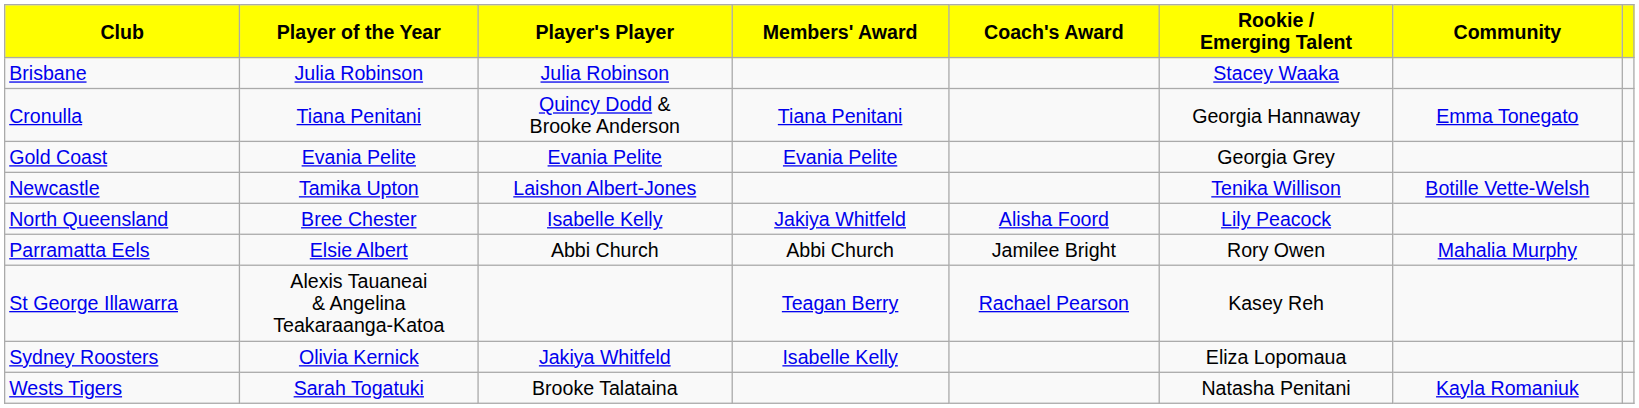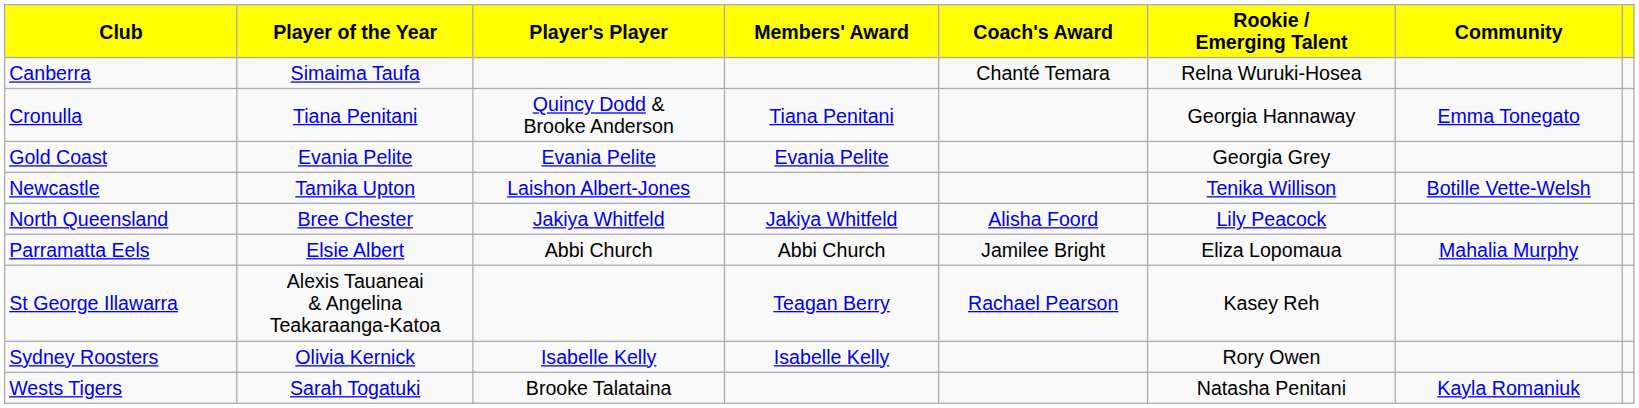- row: (48, 73)
+ row: (50, 73)
(605, 219) Isabelle Kelly -> (599, 219) Jakiya Whitfeld
(1276, 250) Rory Owen -> (1271, 250) Eliza Lopomaua
(605, 356) Jakiya Whitfeld -> (599, 356) Isabelle Kelly
(1276, 356) Eliza Lopomaua -> (1271, 356) Rory Owen
